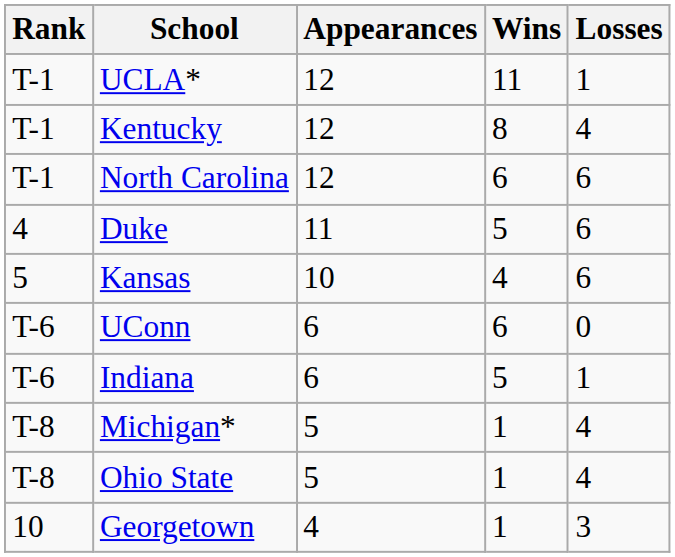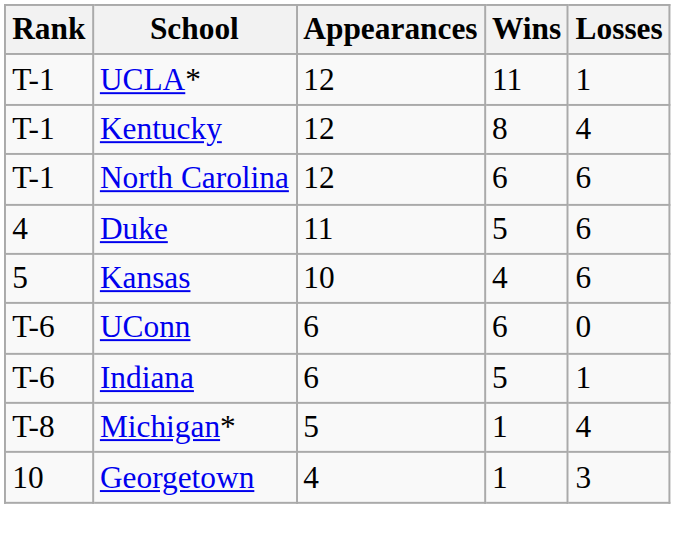- row: (167, 476)
